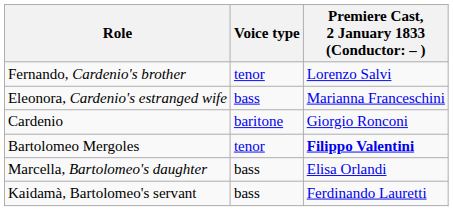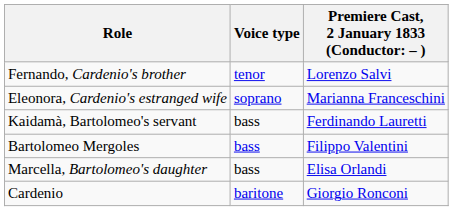(247, 97) bass -> (258, 97) soprano
rows swapped: (36, 121) <-> (102, 193)
(249, 145) tenor -> (247, 145) bass
(360, 145) bold -> (357, 145) normal
